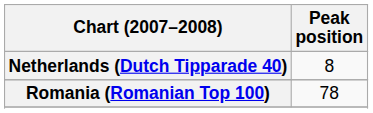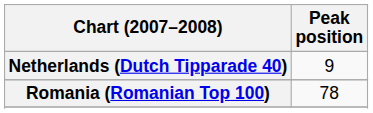(329, 65) 8 -> (329, 65) 9
